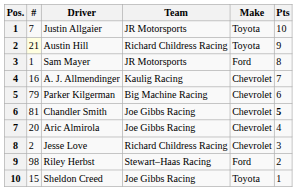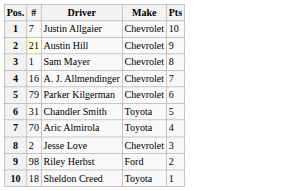- column: (176, 12)
(246, 29) Toyota -> (144, 29) Chevrolet
(246, 46) Toyota -> (144, 46) Chevrolet
(242, 62) Ford -> (144, 62) Chevrolet
(34, 112) 81 -> (34, 112) 31
(252, 112) Chevrolet -> (138, 112) Toyota
(279, 112) bold -> (171, 112) normal
(34, 128) 20 -> (34, 128) 70
(252, 128) Chevrolet -> (138, 128) Toyota
(34, 178) 15 -> (34, 178) 18
